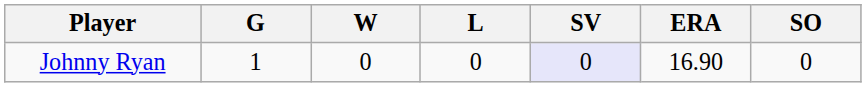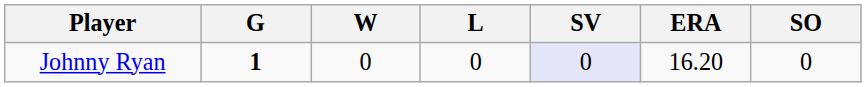(256, 61) normal -> (256, 61) bold
(696, 61) 16.90 -> (696, 61) 16.20
